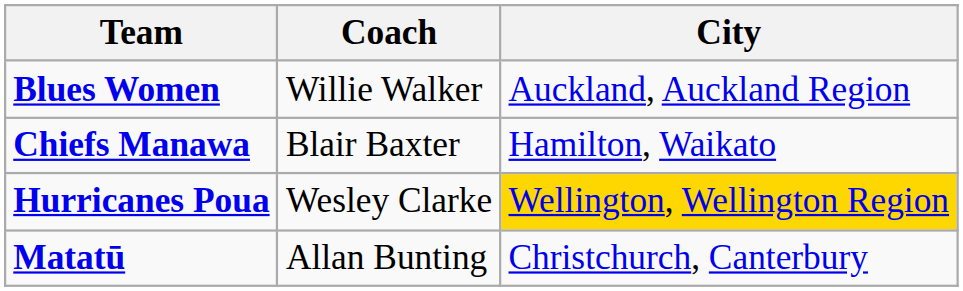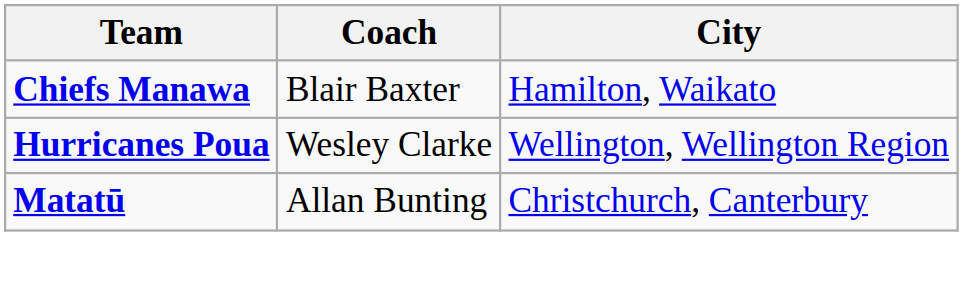- row: (117, 88)
(729, 200) gold background -> (729, 144) no background
